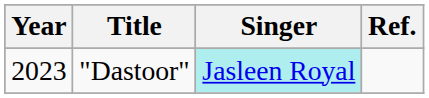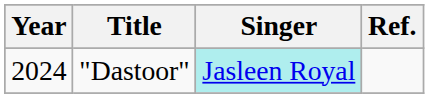(39, 70) 2023 -> (39, 70) 2024
